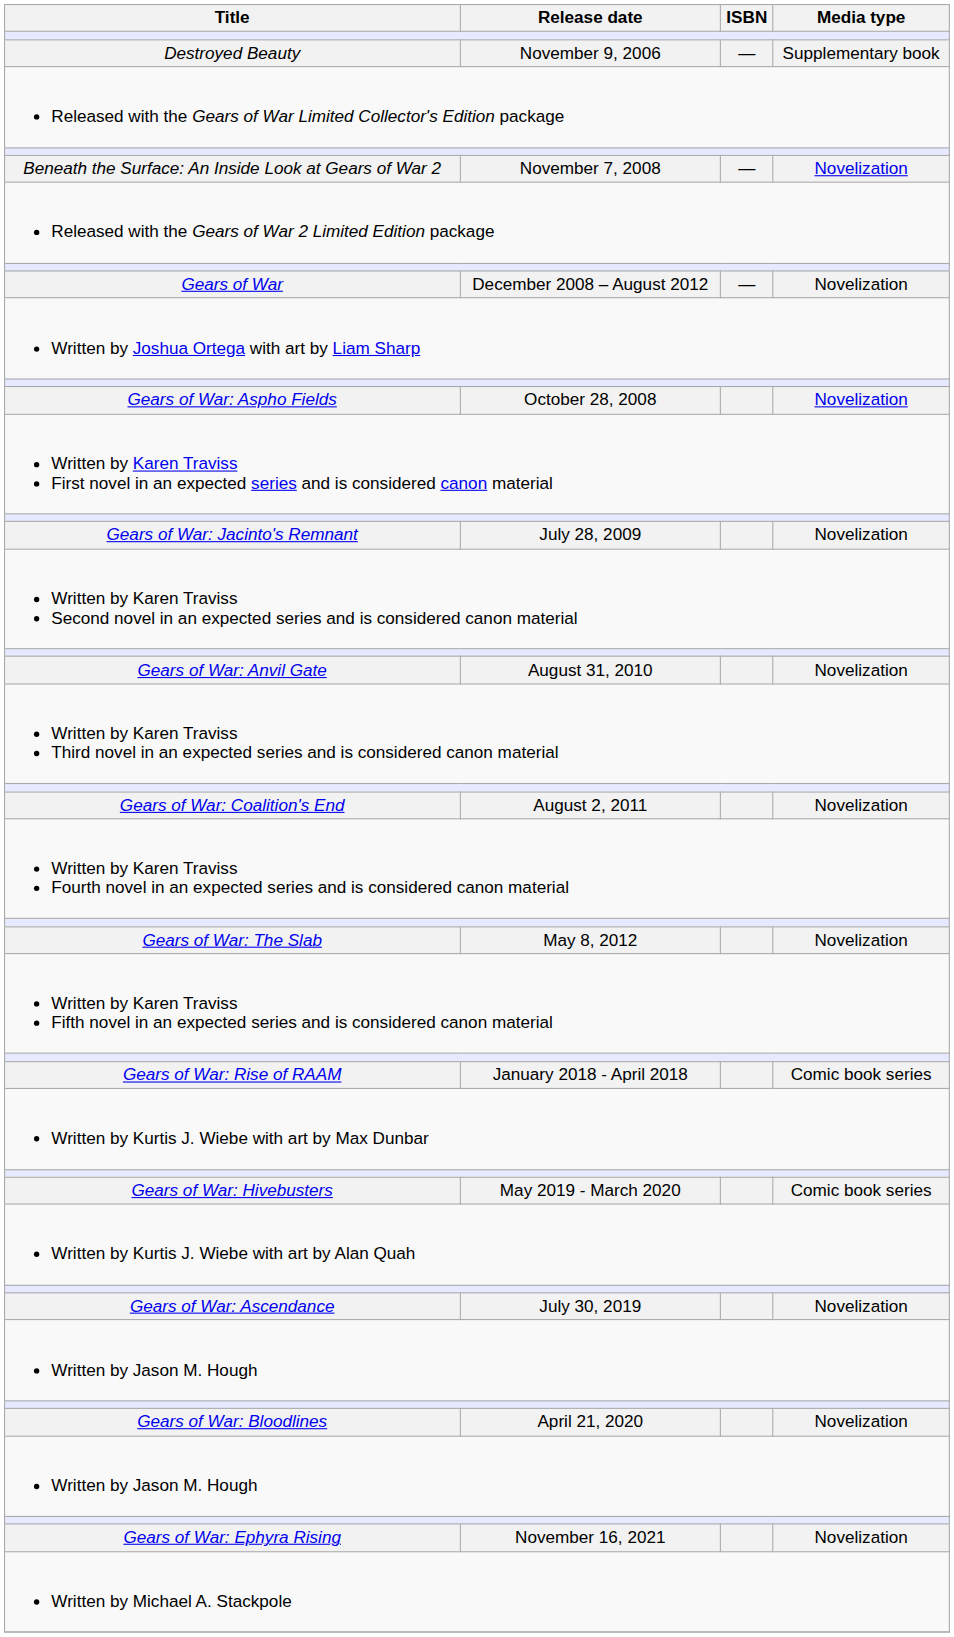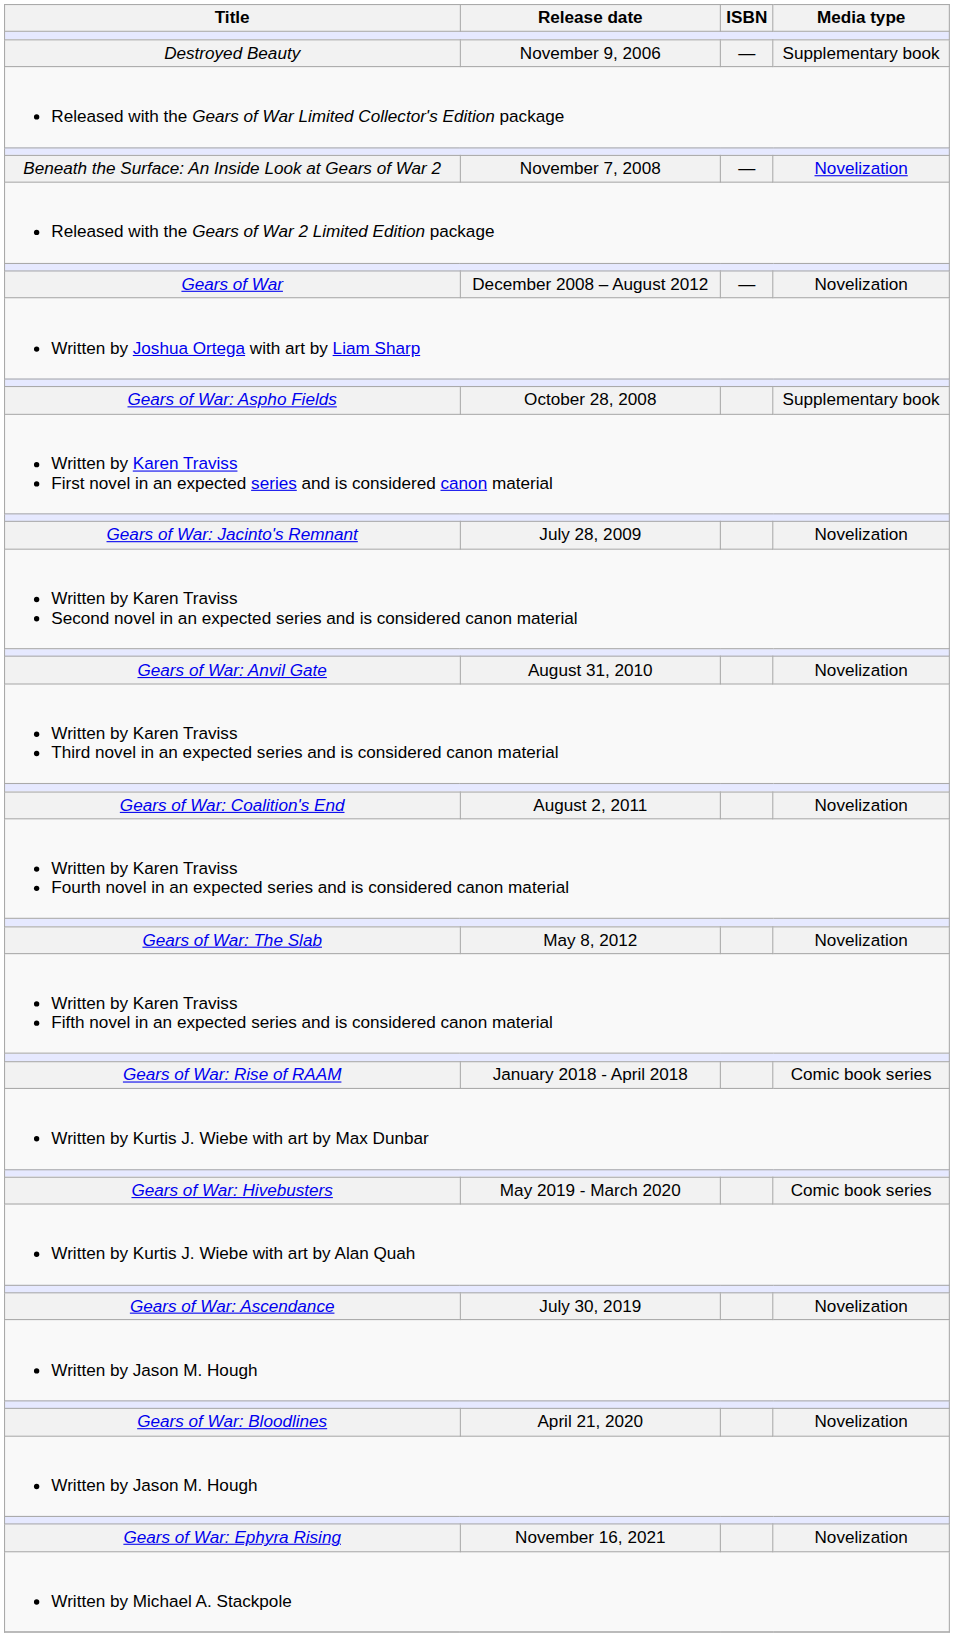(861, 400) Novelization -> (861, 400) Supplementary book
